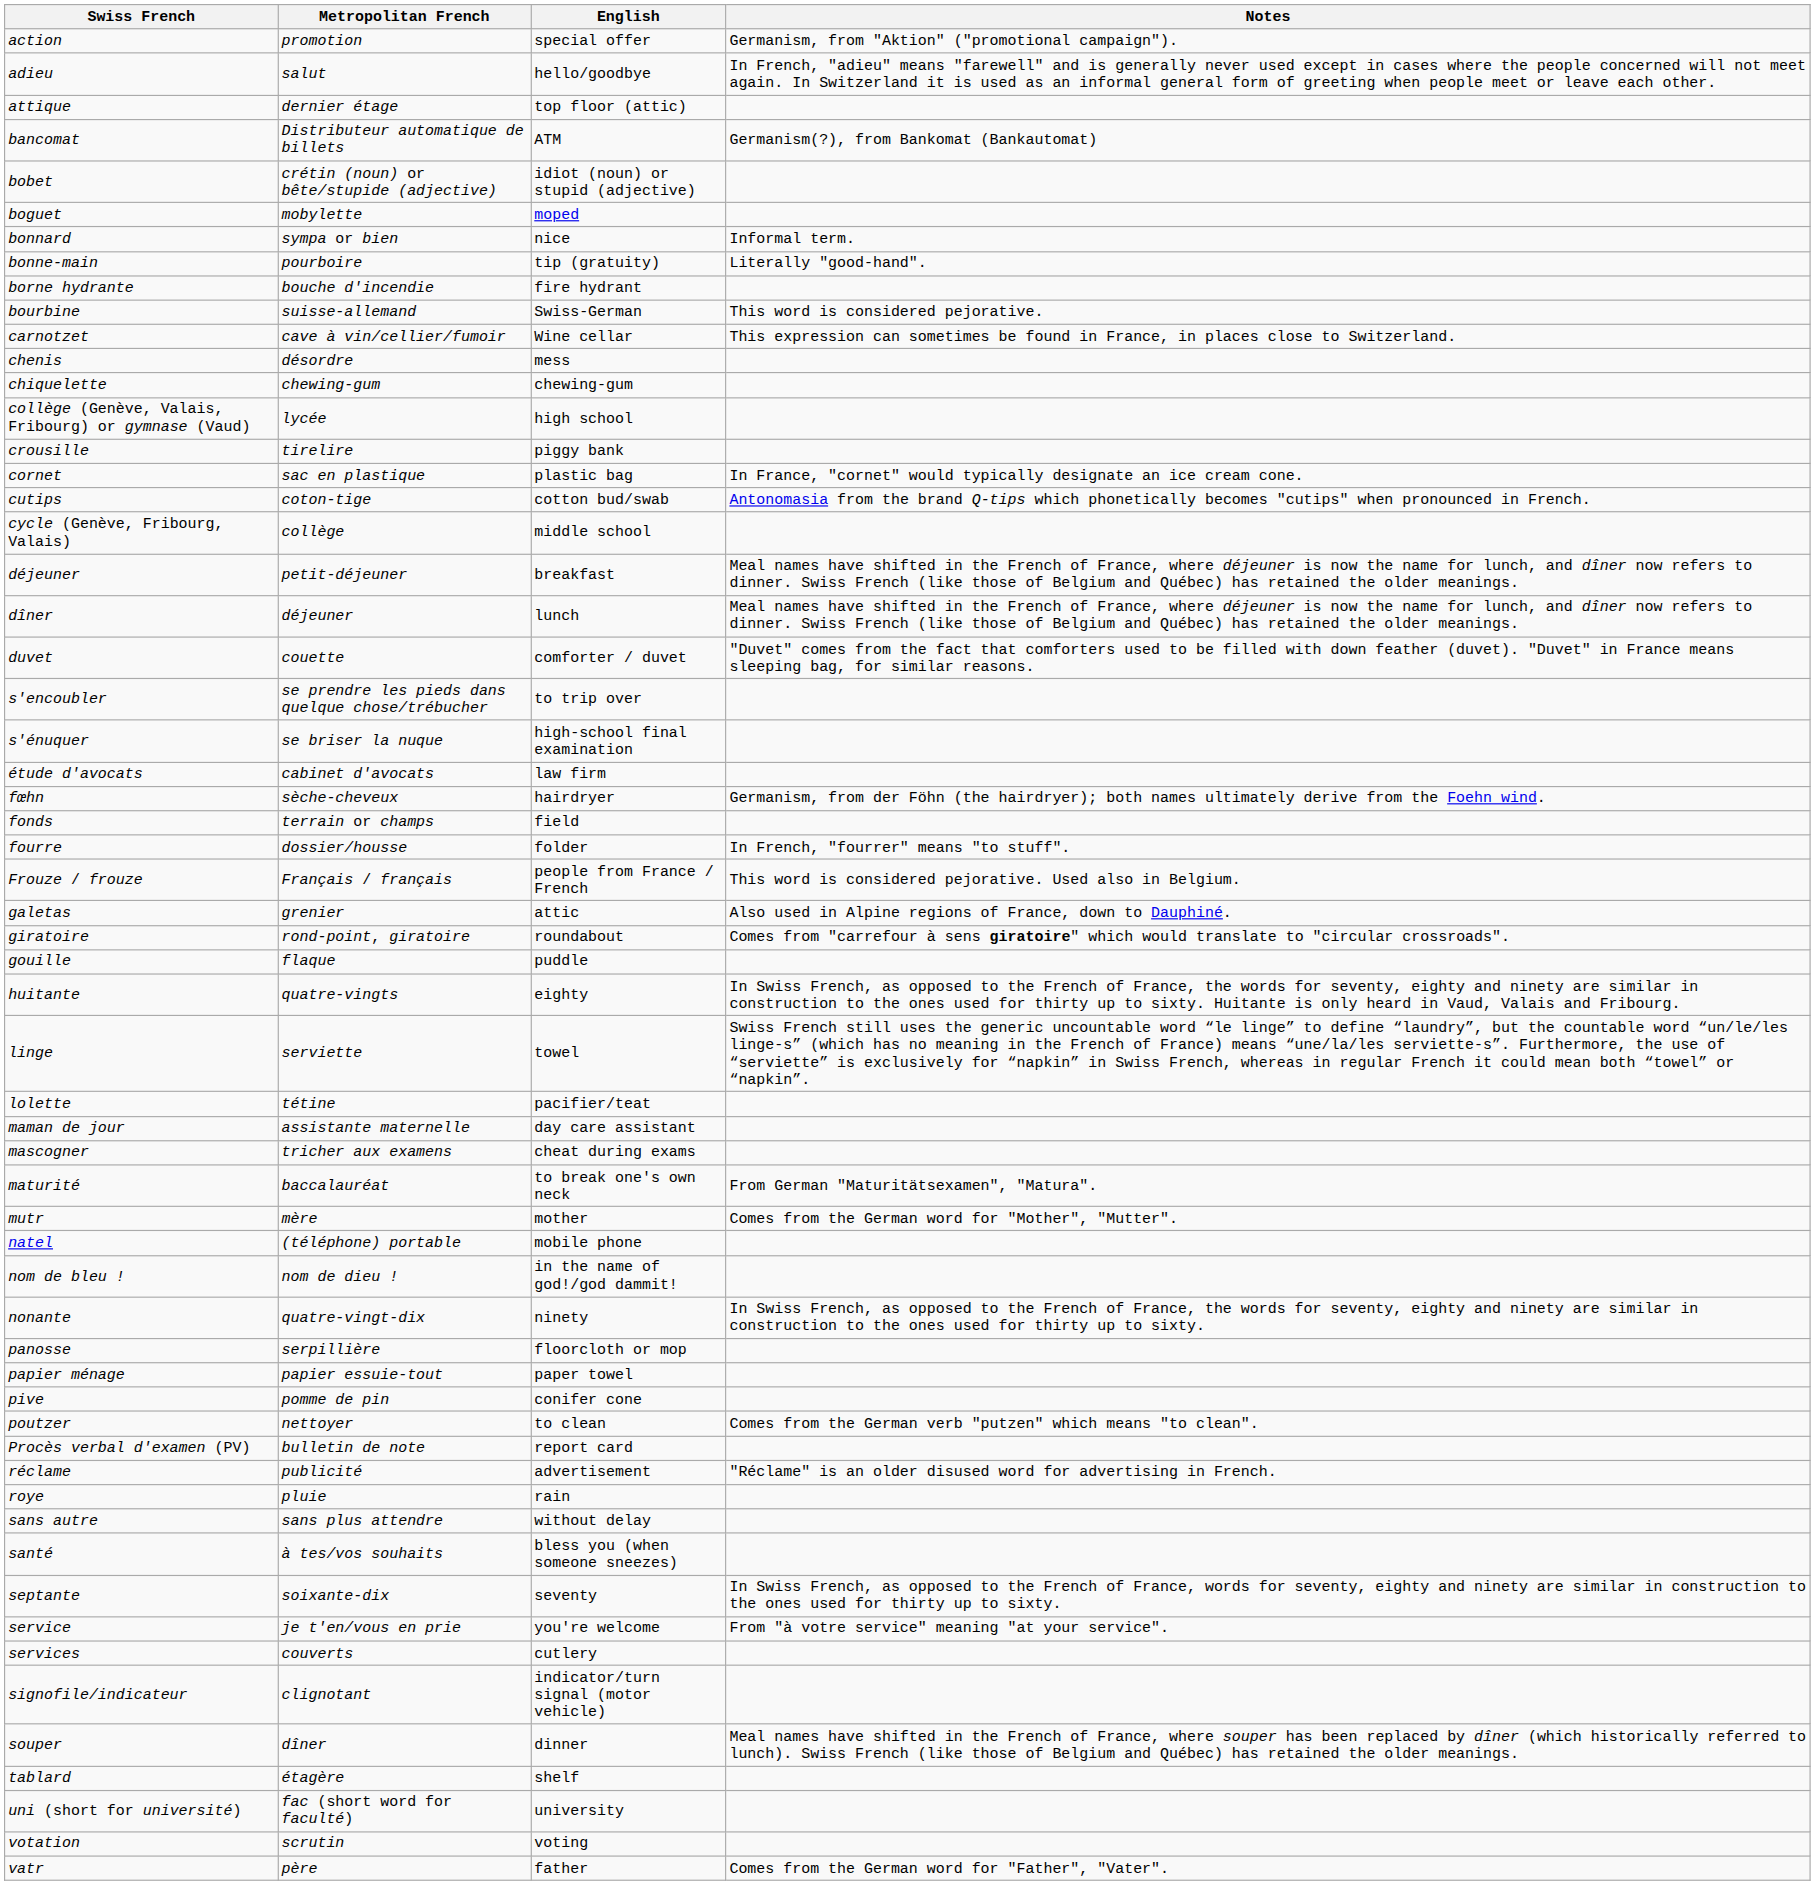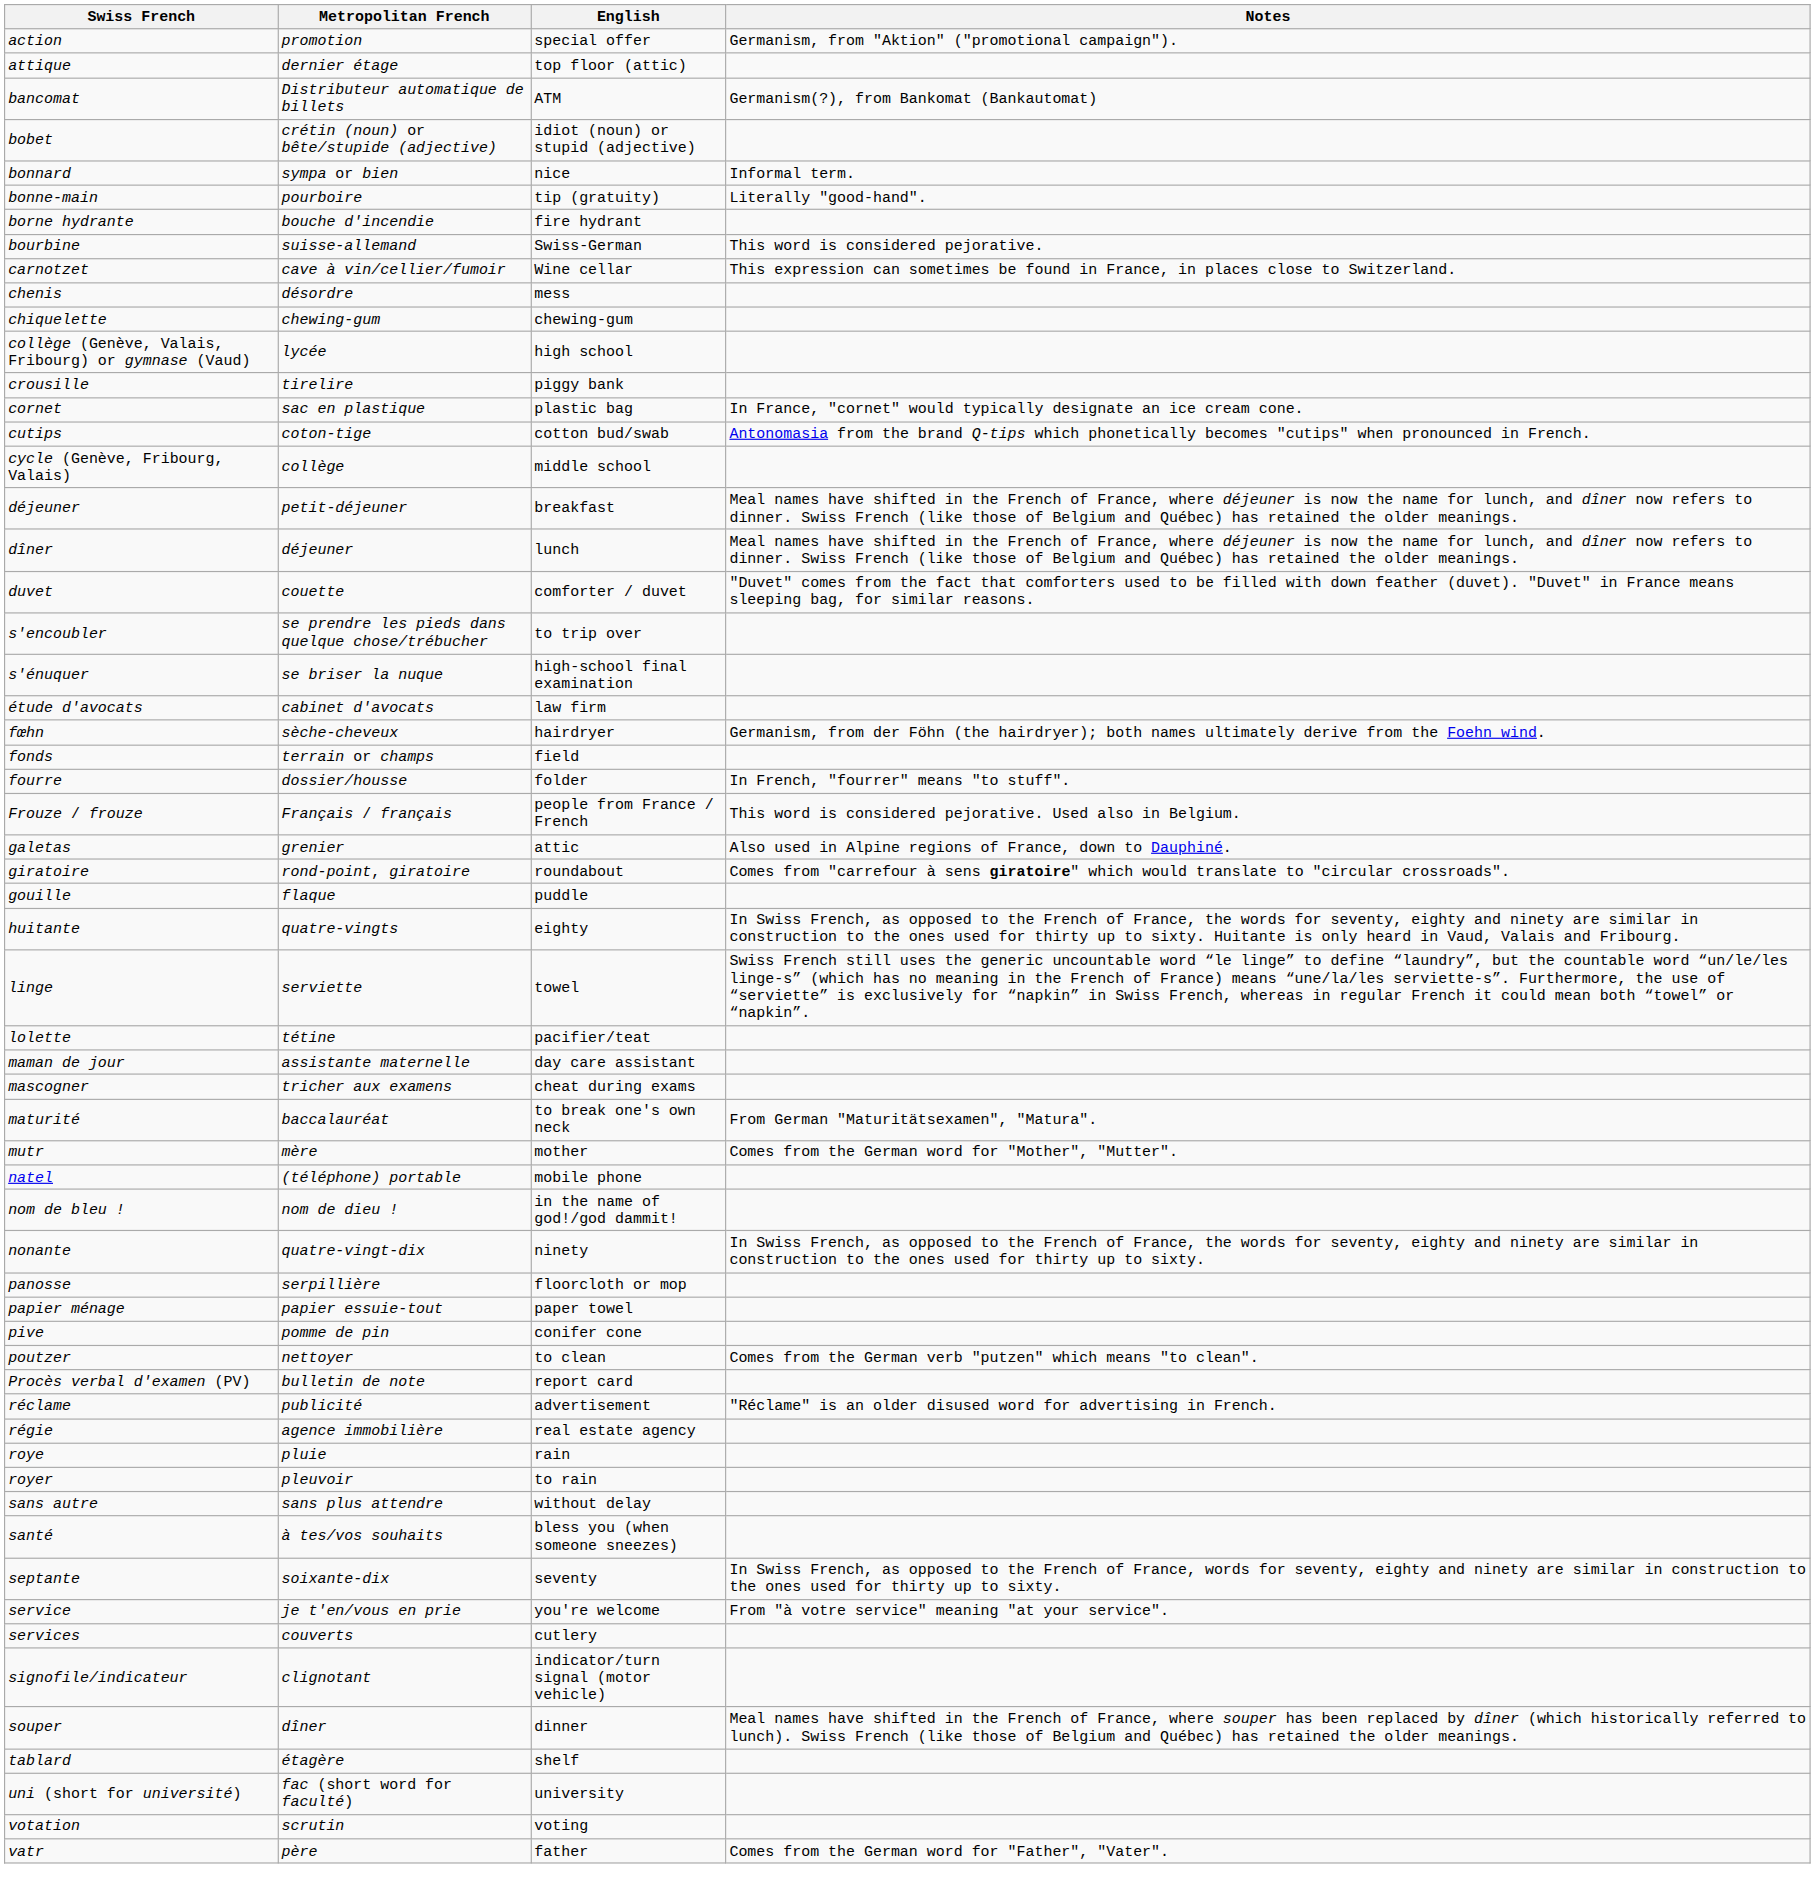- row: (31, 74)
- row: (35, 215)
+ row: (31, 1431)
+ row: (31, 1480)
